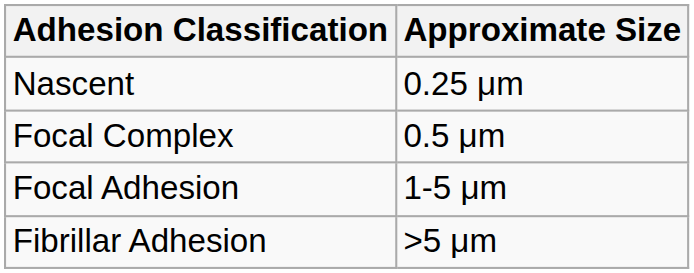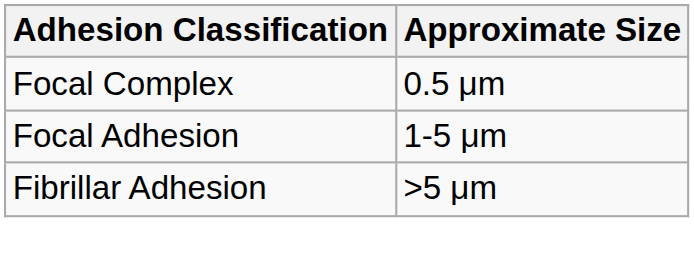- row: (73, 83)
